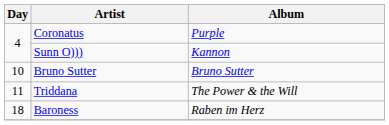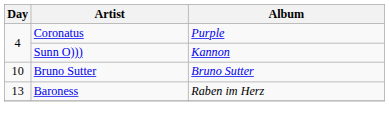- row: (55, 91)
(18, 110) 18 -> (18, 91) 13
